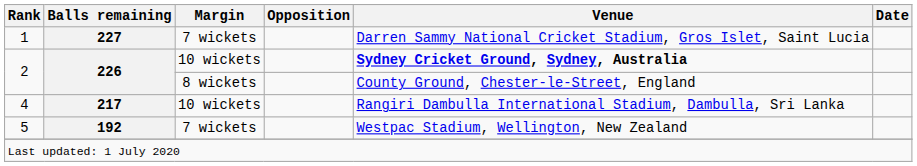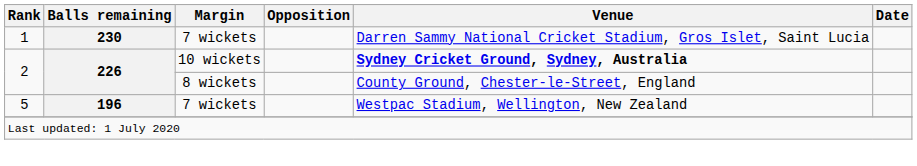(109, 38) 227 -> (109, 38) 230
- row: (24, 106)
(109, 128) 192 -> (109, 106) 196
